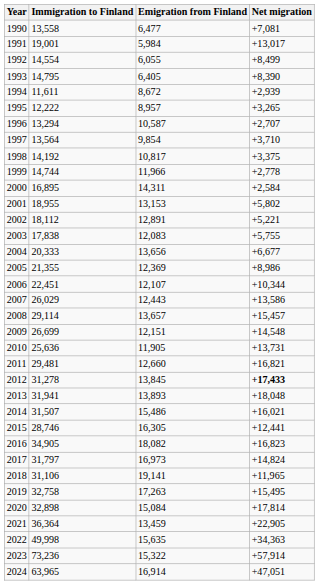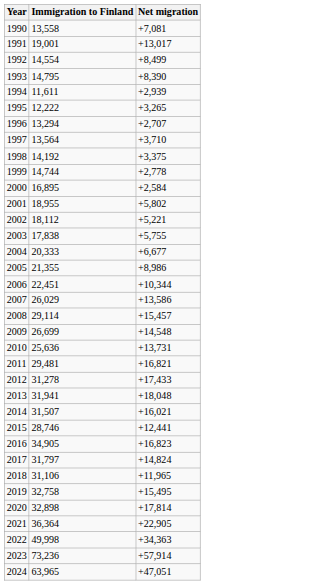- column: (193, 12)
(268, 380) bold -> (155, 380) normal
